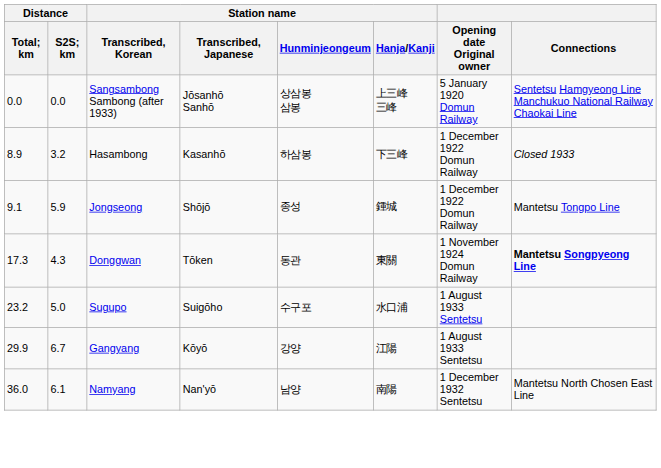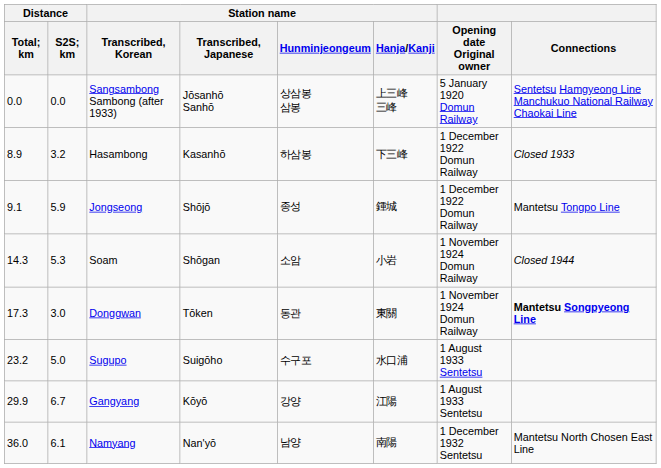+ row: (103, 261)
(58, 261) 4.3 -> (58, 314) 3.0
